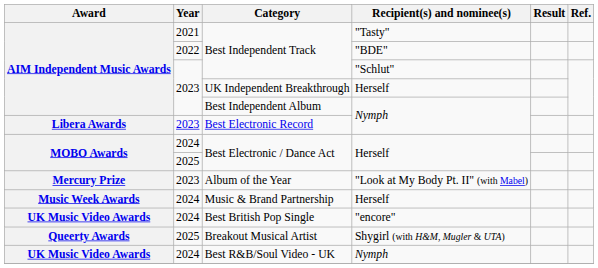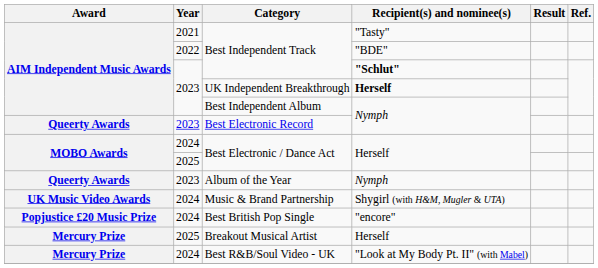(375, 69) normal -> (377, 69) bold
(372, 87) normal -> (373, 87) bold
(89, 124) Libera Awards -> (89, 124) Queerty Awards
(89, 180) Mercury Prize -> (89, 180) Queerty Awards
(441, 180) "Look at My Body Pt. II" (with Mabel) -> (371, 180) Nymph
(89, 198) Music Week Awards -> (89, 198) UK Music Video Awards
(372, 198) Herself -> (430, 198) Shygirl (with H&M, Mugler & UTA)
(89, 217) UK Music Video Awards -> (89, 217) Popjustice £20 Music Prize
(89, 236) Queerty Awards -> (89, 236) Mercury Prize
(430, 236) Shygirl (with H&M, Mugler & UTA) -> (372, 236) Herself
(89, 254) UK Music Video Awards -> (89, 254) Mercury Prize
(371, 254) Nymph -> (441, 254) "Look at My Body Pt. II" (with Mabel)
